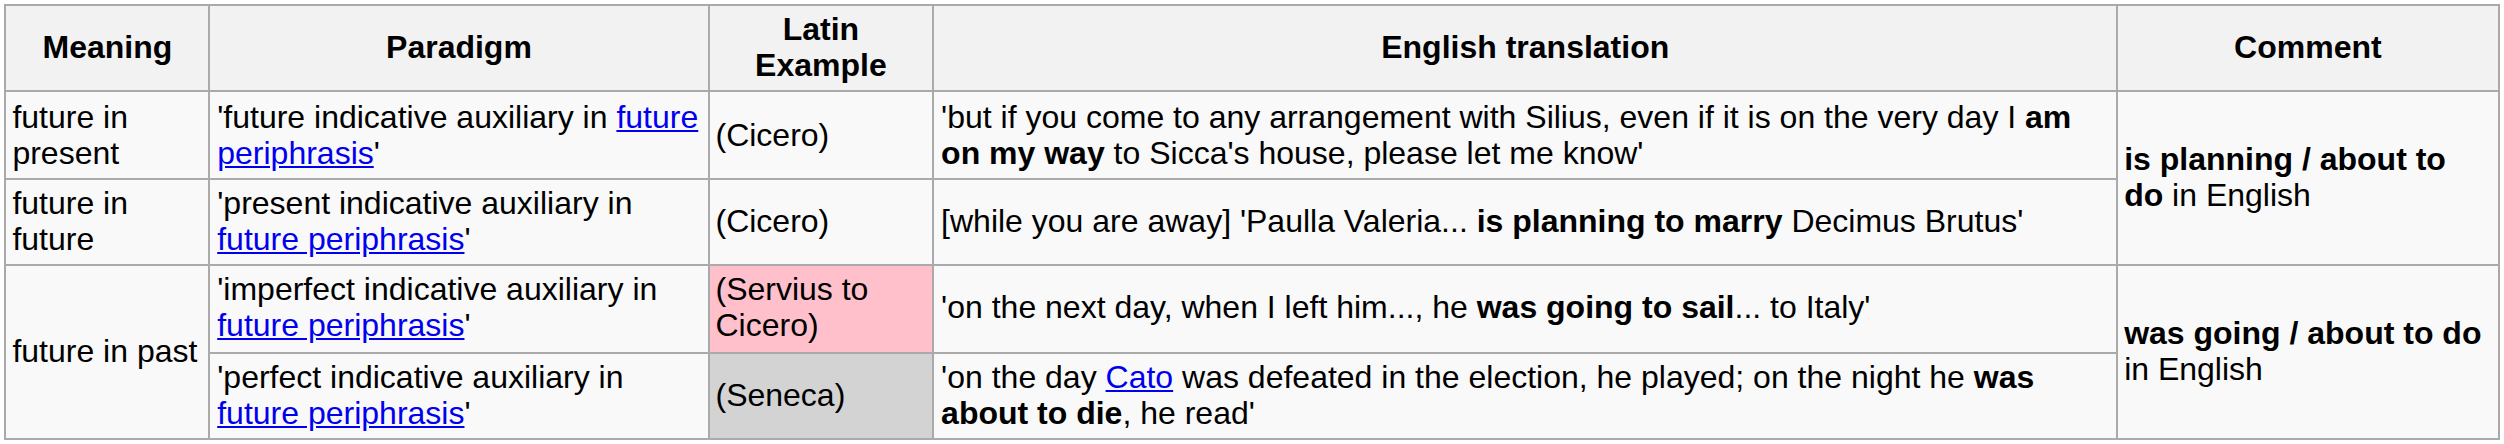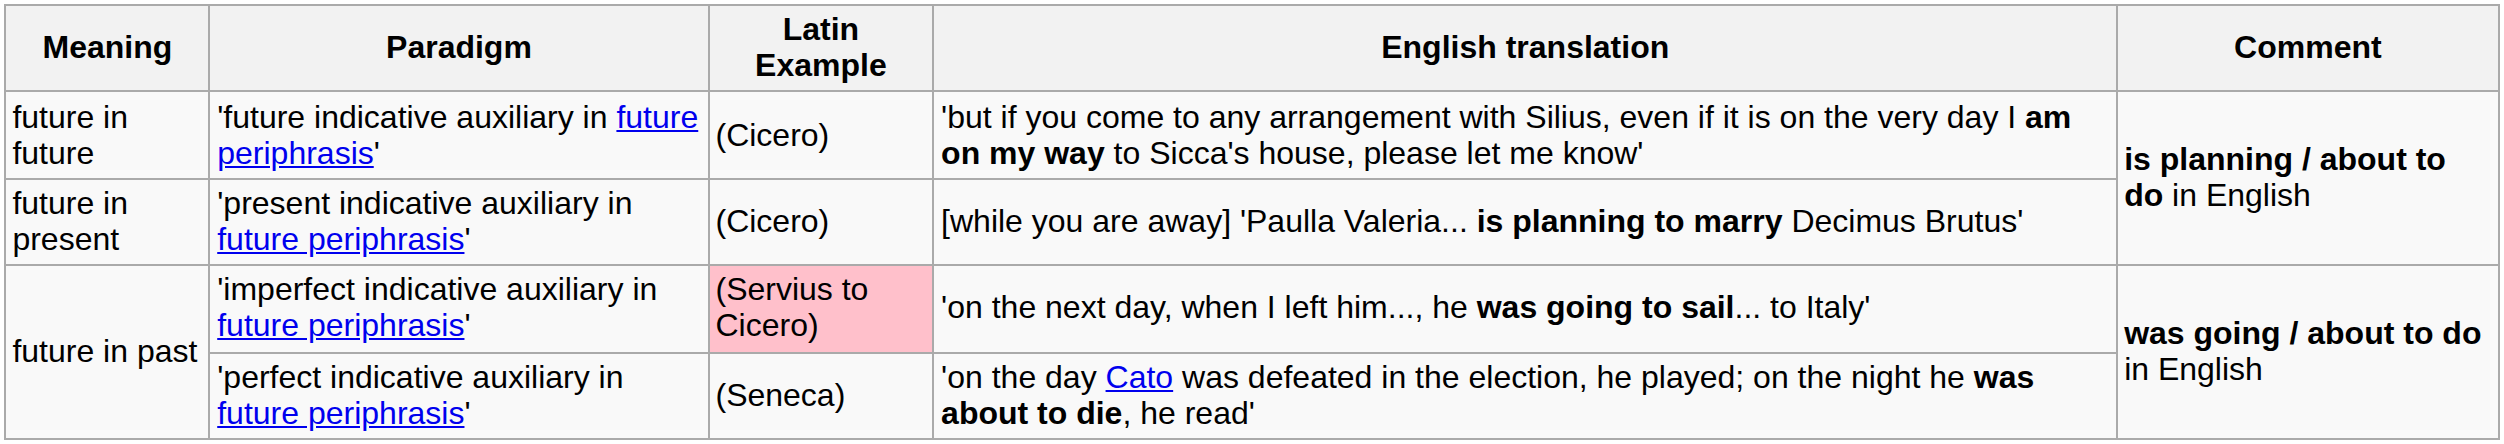(70, 134) future in present -> (70, 134) future in future
(70, 221) future in future -> (70, 221) future in present
(780, 394) lightgrey background -> (780, 394) no background
